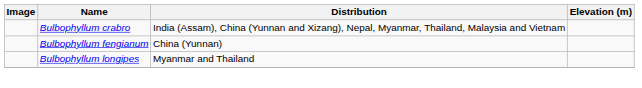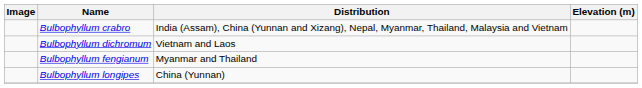+ row: (96, 43)
(188, 43) China (Yunnan) -> (206, 59) Myanmar and Thailand
(204, 59) Myanmar and Thailand -> (190, 75) China (Yunnan)
